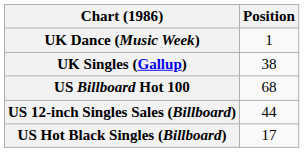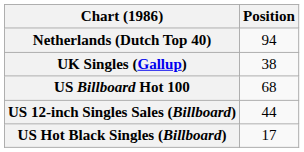+ row: (122, 40)
- row: (122, 40)
